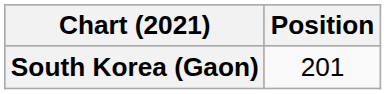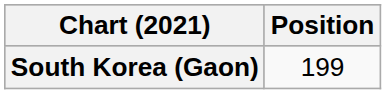(323, 66) 201 -> (323, 66) 199
